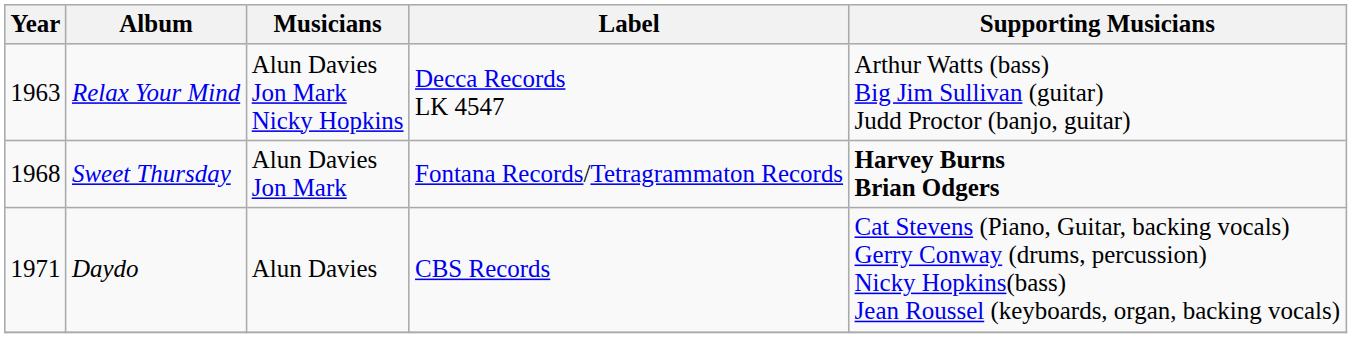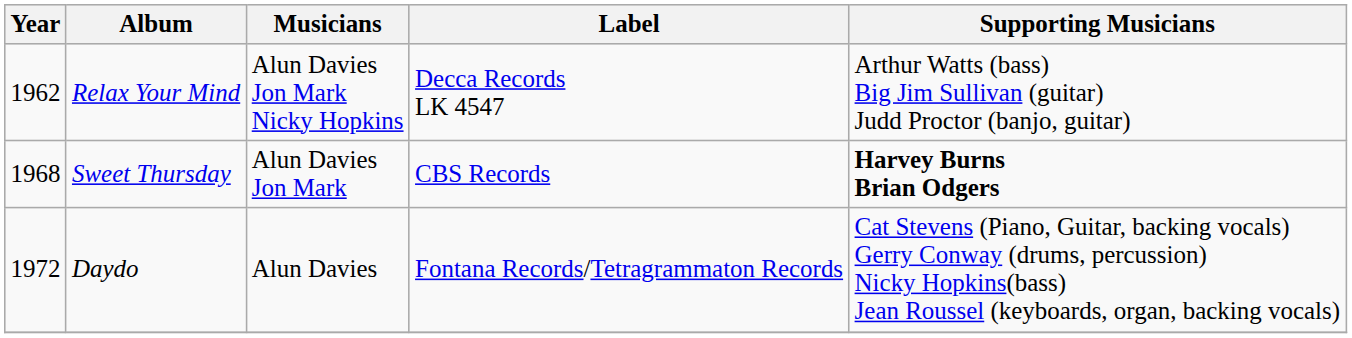(35, 91) 1963 -> (35, 91) 1962
(629, 173) Fontana Records/Tetragrammaton Records -> (483, 173) CBS Records
(35, 269) 1971 -> (35, 269) 1972
(483, 269) CBS Records -> (629, 269) Fontana Records/Tetragrammaton Records
